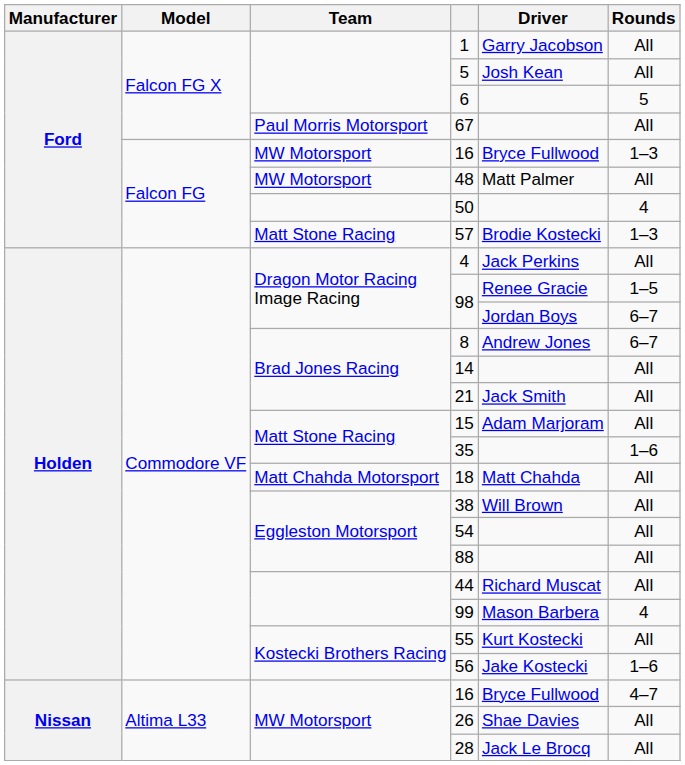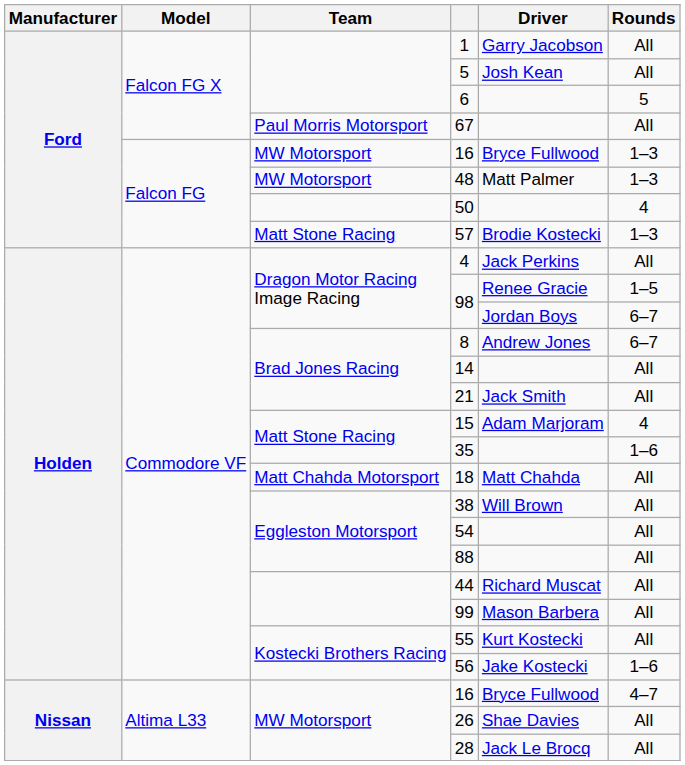(644, 180) All -> (644, 180) 1–3
(644, 423) All -> (644, 423) 4
(644, 612) 4 -> (644, 612) All
